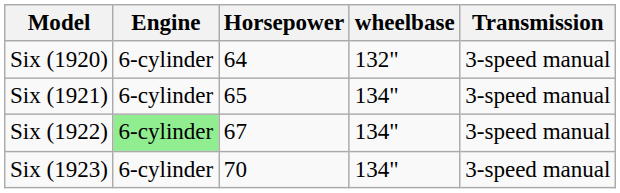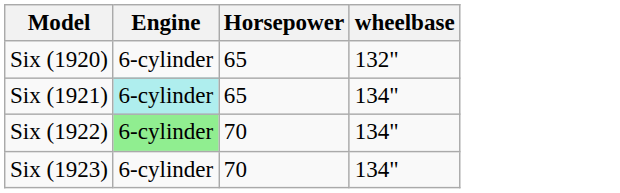- column: (538, 22)
(235, 59) 64 -> (235, 59) 65
(166, 95) no background -> (166, 95) paleturquoise background
(235, 132) 67 -> (235, 132) 70
